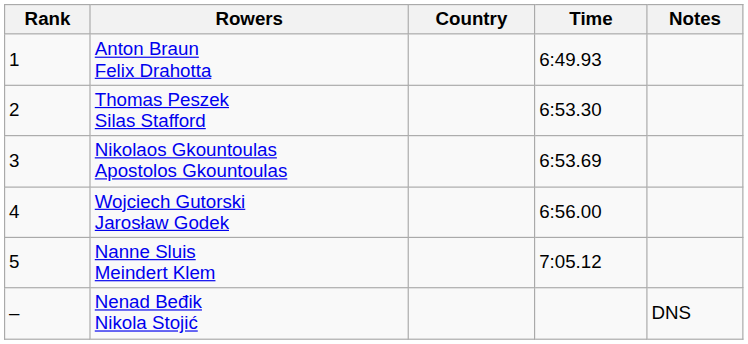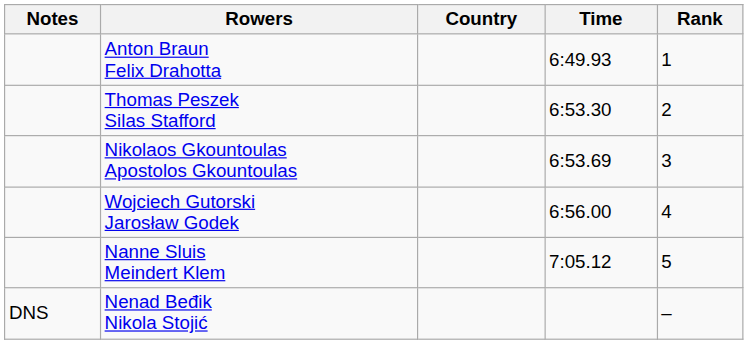columns swapped: (48, 19) <-> (695, 19)
